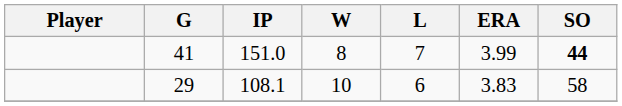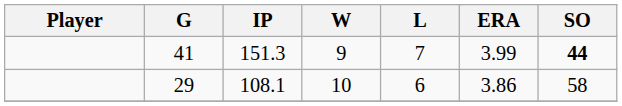(263, 52) 151.0 -> (263, 52) 151.3
(341, 52) 8 -> (341, 52) 9
(499, 85) 3.83 -> (499, 85) 3.86
